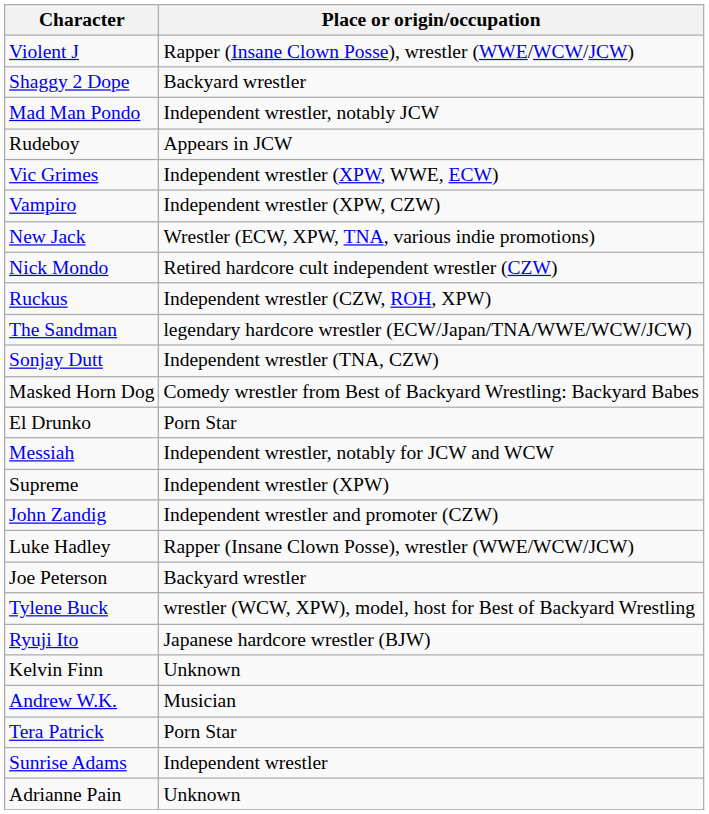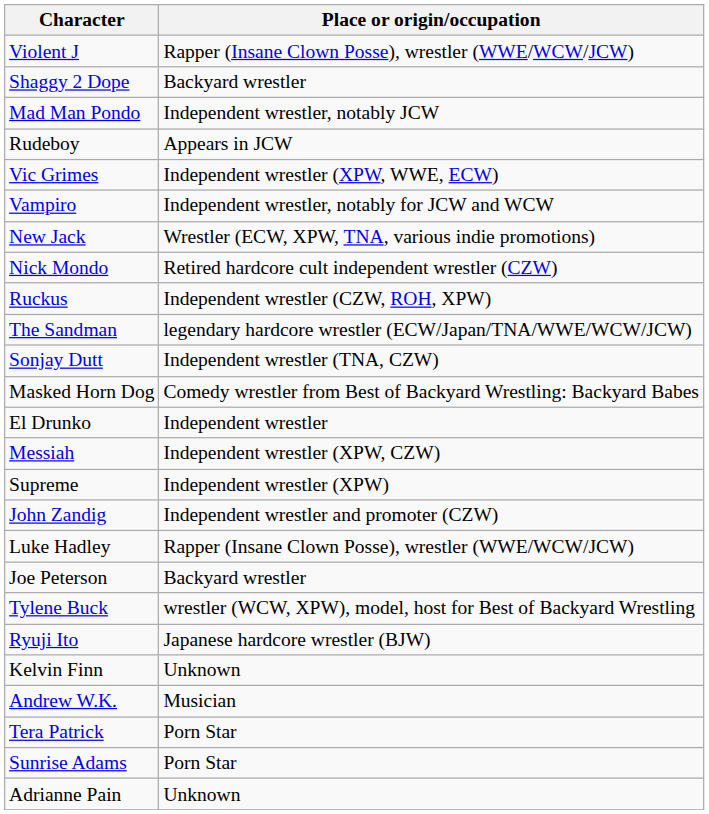(302, 205) Independent wrestler (XPW, CZW) -> (359, 205) Independent wrestler, notably for JCW and WCW
(200, 422) Porn Star -> (246, 422) Independent wrestler
(359, 453) Independent wrestler, notably for JCW and WCW -> (302, 453) Independent wrestler (XPW, CZW)
(246, 762) Independent wrestler -> (200, 762) Porn Star
